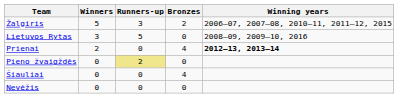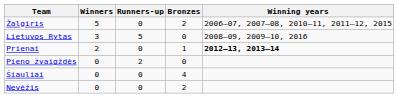(140, 23) 3 -> (140, 23) 0
(184, 49) 4 -> (184, 49) 1
(140, 62) khaki background -> (140, 62) no background
(184, 87) 0 -> (184, 87) 2
